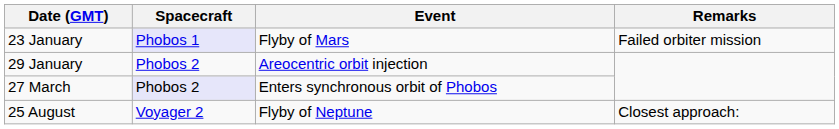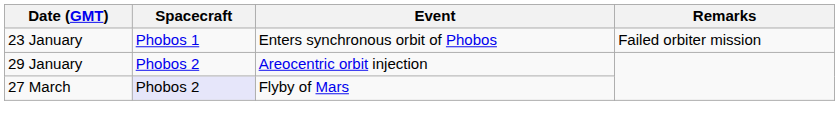(167, 40) lavender background -> (167, 40) no background
(304, 40) Flyby of Mars -> (378, 40) Enters synchronous orbit of Phobos
(378, 87) Enters synchronous orbit of Phobos -> (304, 87) Flyby of Mars
- row: (41, 111)
